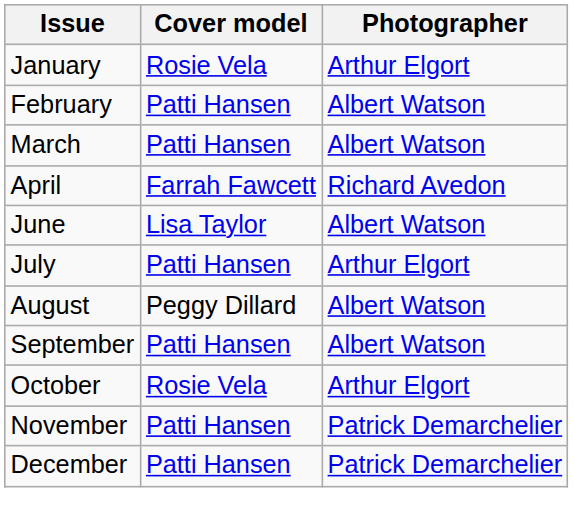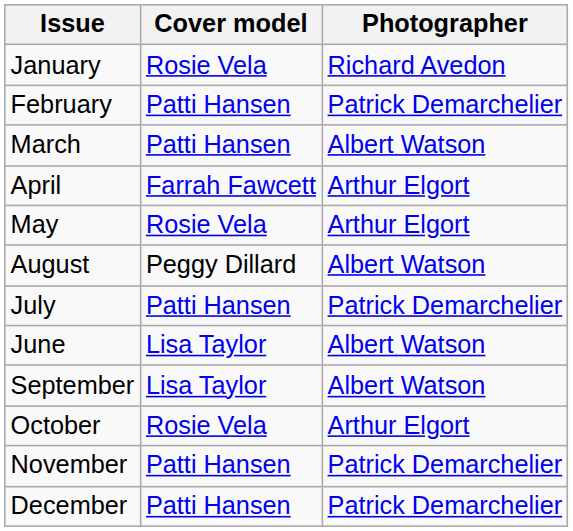(399, 64) Arthur Elgort -> (417, 64) Richard Avedon
(406, 104) Albert Watson -> (445, 104) Patrick Demarchelier
(417, 184) Richard Avedon -> (399, 184) Arthur Elgort
+ row: (35, 225)
rows swapped: (38, 225) <-> (50, 305)
(399, 265) Arthur Elgort -> (445, 305) Patrick Demarchelier
(218, 345) Patti Hansen -> (206, 385) Lisa Taylor
